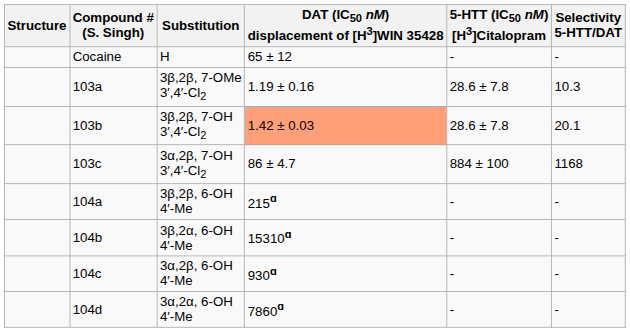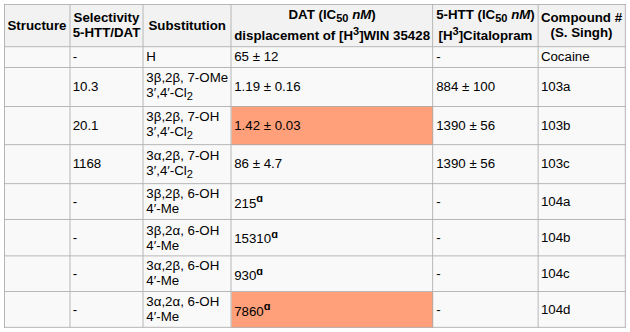columns swapped: (113, 25) <-> (588, 25)
(479, 87) 28.6 ± 7.8 -> (466, 87) 884 ± 100
(479, 125) 28.6 ± 7.8 -> (466, 125) 1390 ± 56
(479, 164) 884 ± 100 -> (466, 164) 1390 ± 56
(266, 309) no background -> (252, 309) lightsalmon background
